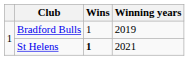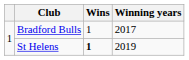(125, 30) 2019 -> (125, 30) 2017
(125, 47) 2021 -> (125, 47) 2019
